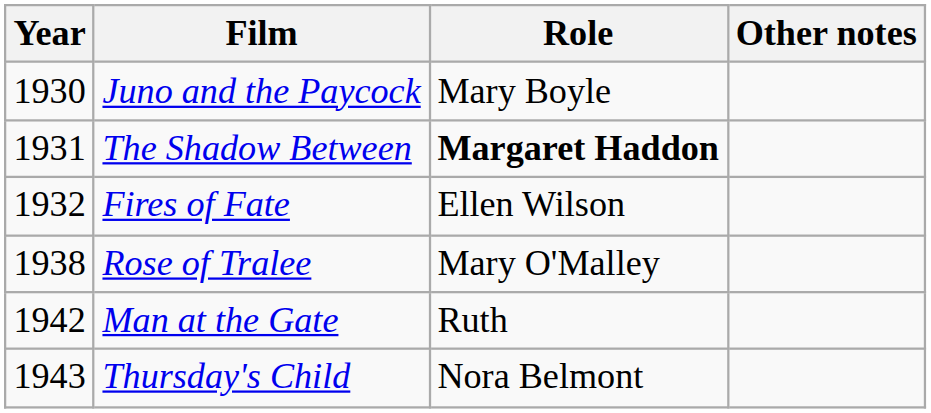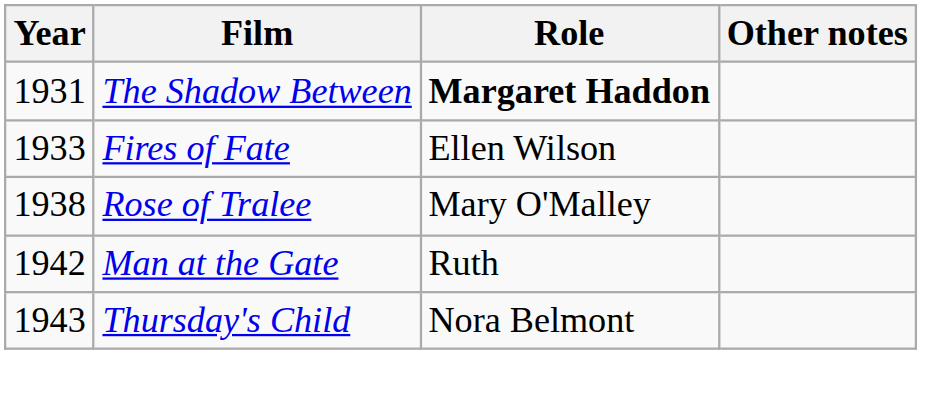- row: (262, 90)
(50, 205) 1932 -> (50, 147) 1933
